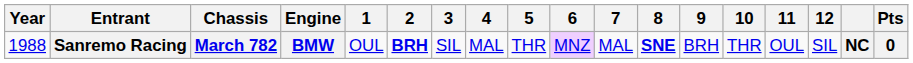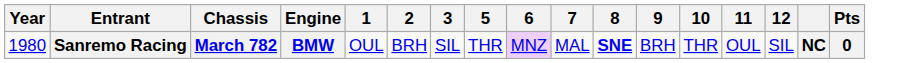- column: (486, 18)
(27, 45) 1988 -> (27, 45) 1980
(410, 45) bold -> (409, 45) normal
